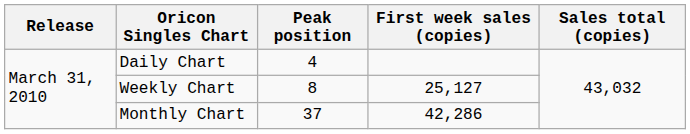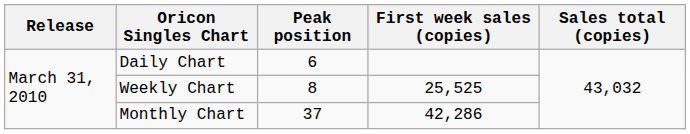(312, 63) 4 -> (312, 63) 6
(453, 89) 25,127 -> (453, 89) 25,525
